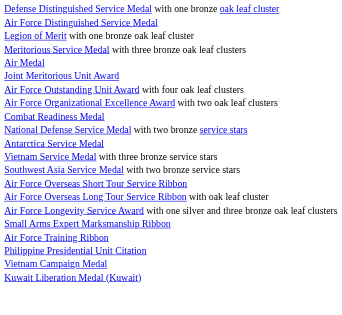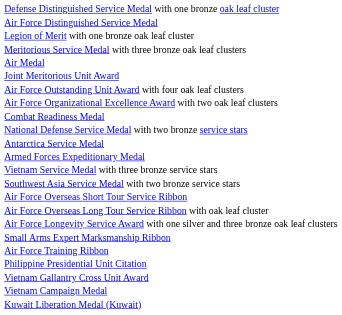+ row: (75, 157)
+ row: (76, 277)
